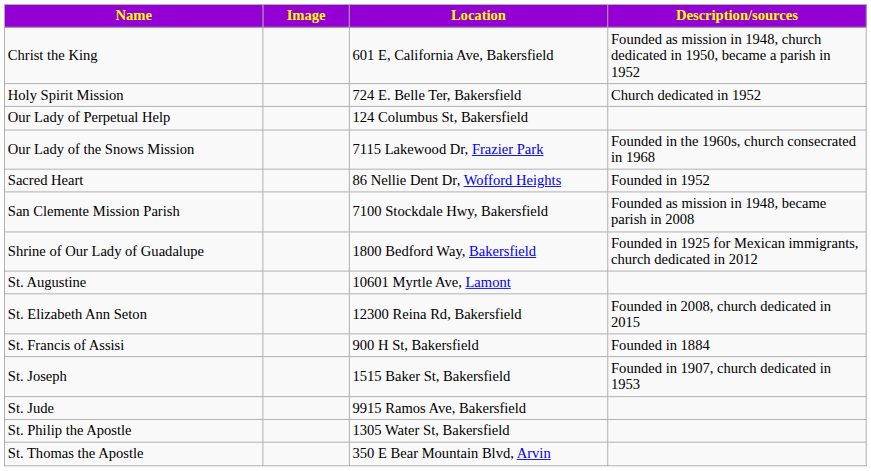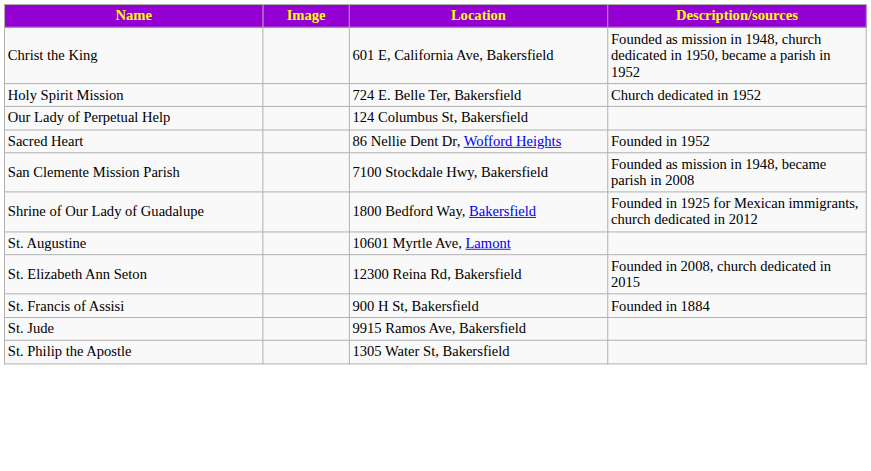- row: (101, 149)
- row: (37, 376)
- row: (76, 453)
